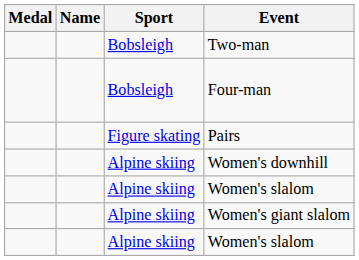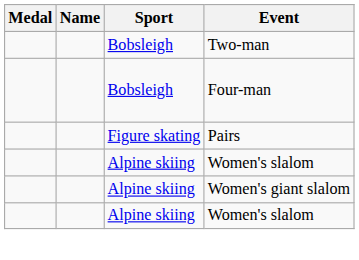- row: (151, 162)
